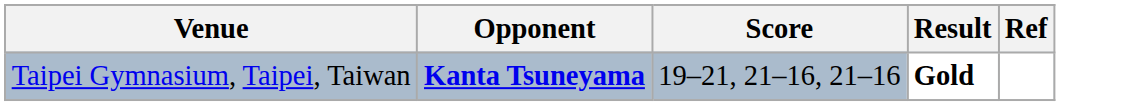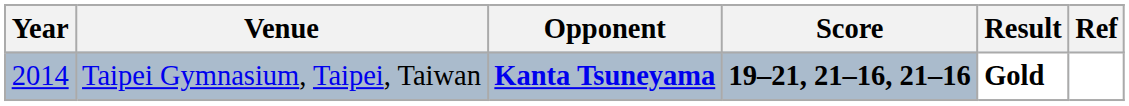+ column: (40, 28)
(779, 75) normal -> (850, 75) bold
